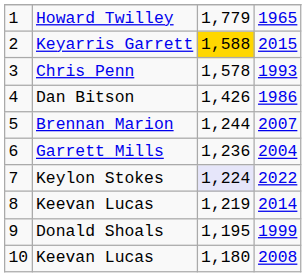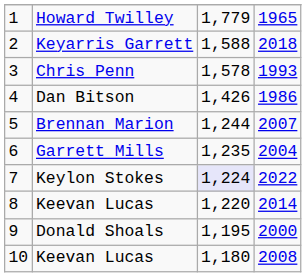(226, 45) gold background -> (226, 45) no background
(278, 45) 2015 -> (278, 45) 2018
(226, 151) 1,236 -> (226, 151) 1,235
(226, 205) 1,219 -> (226, 205) 1,220
(278, 232) 1999 -> (278, 232) 2000
